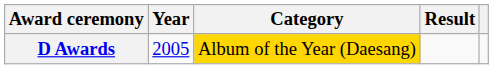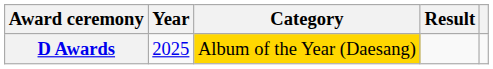(171, 48) 2005 -> (171, 48) 2025
